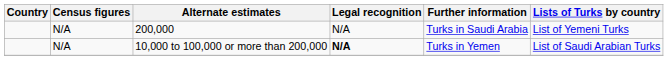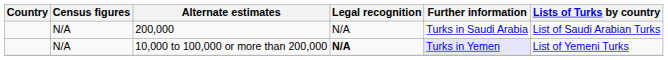(581, 30) List of Yemeni Turks -> (597, 30) List of Saudi Arabian Turks
(463, 47) no background -> (463, 47) lavender background
(597, 47) List of Saudi Arabian Turks -> (581, 47) List of Yemeni Turks
